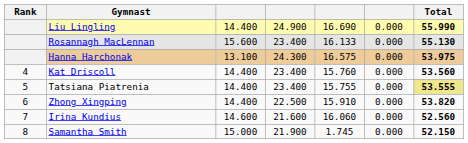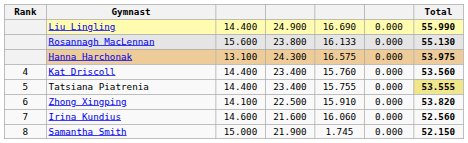(290, 42) 23.400 -> (290, 42) 23.800
(241, 102) 14.400 -> (241, 102) 14.100
